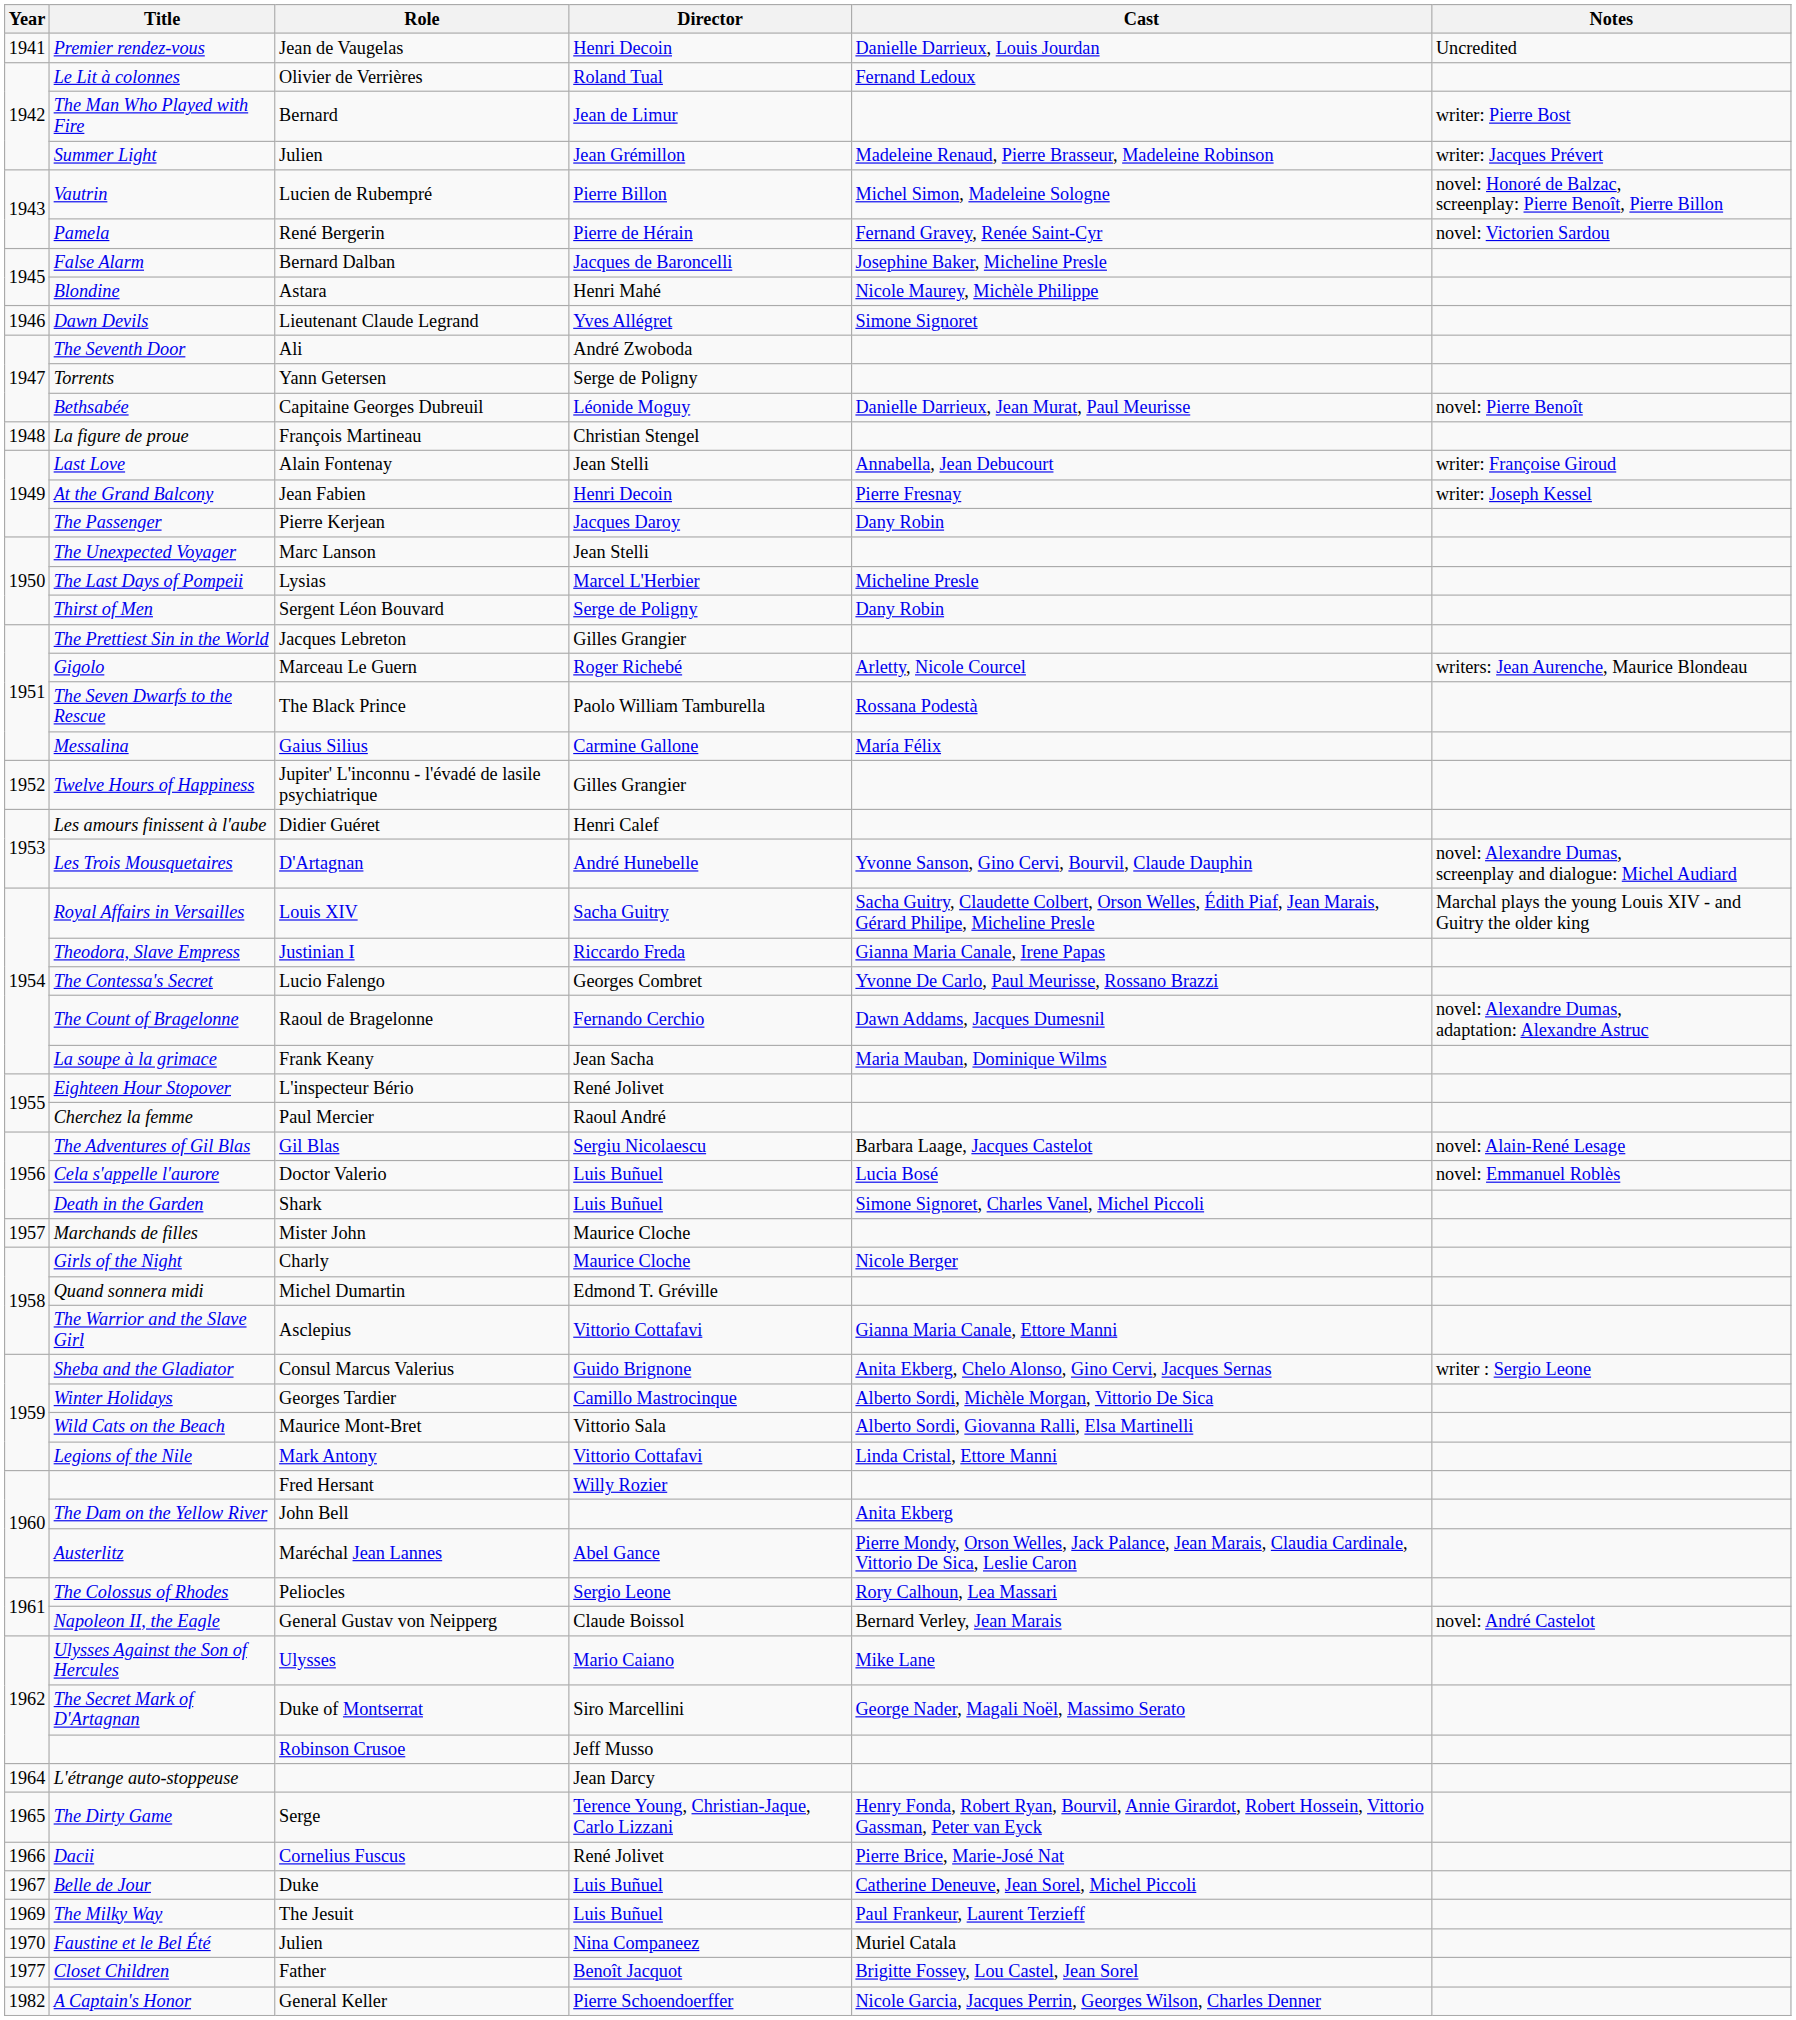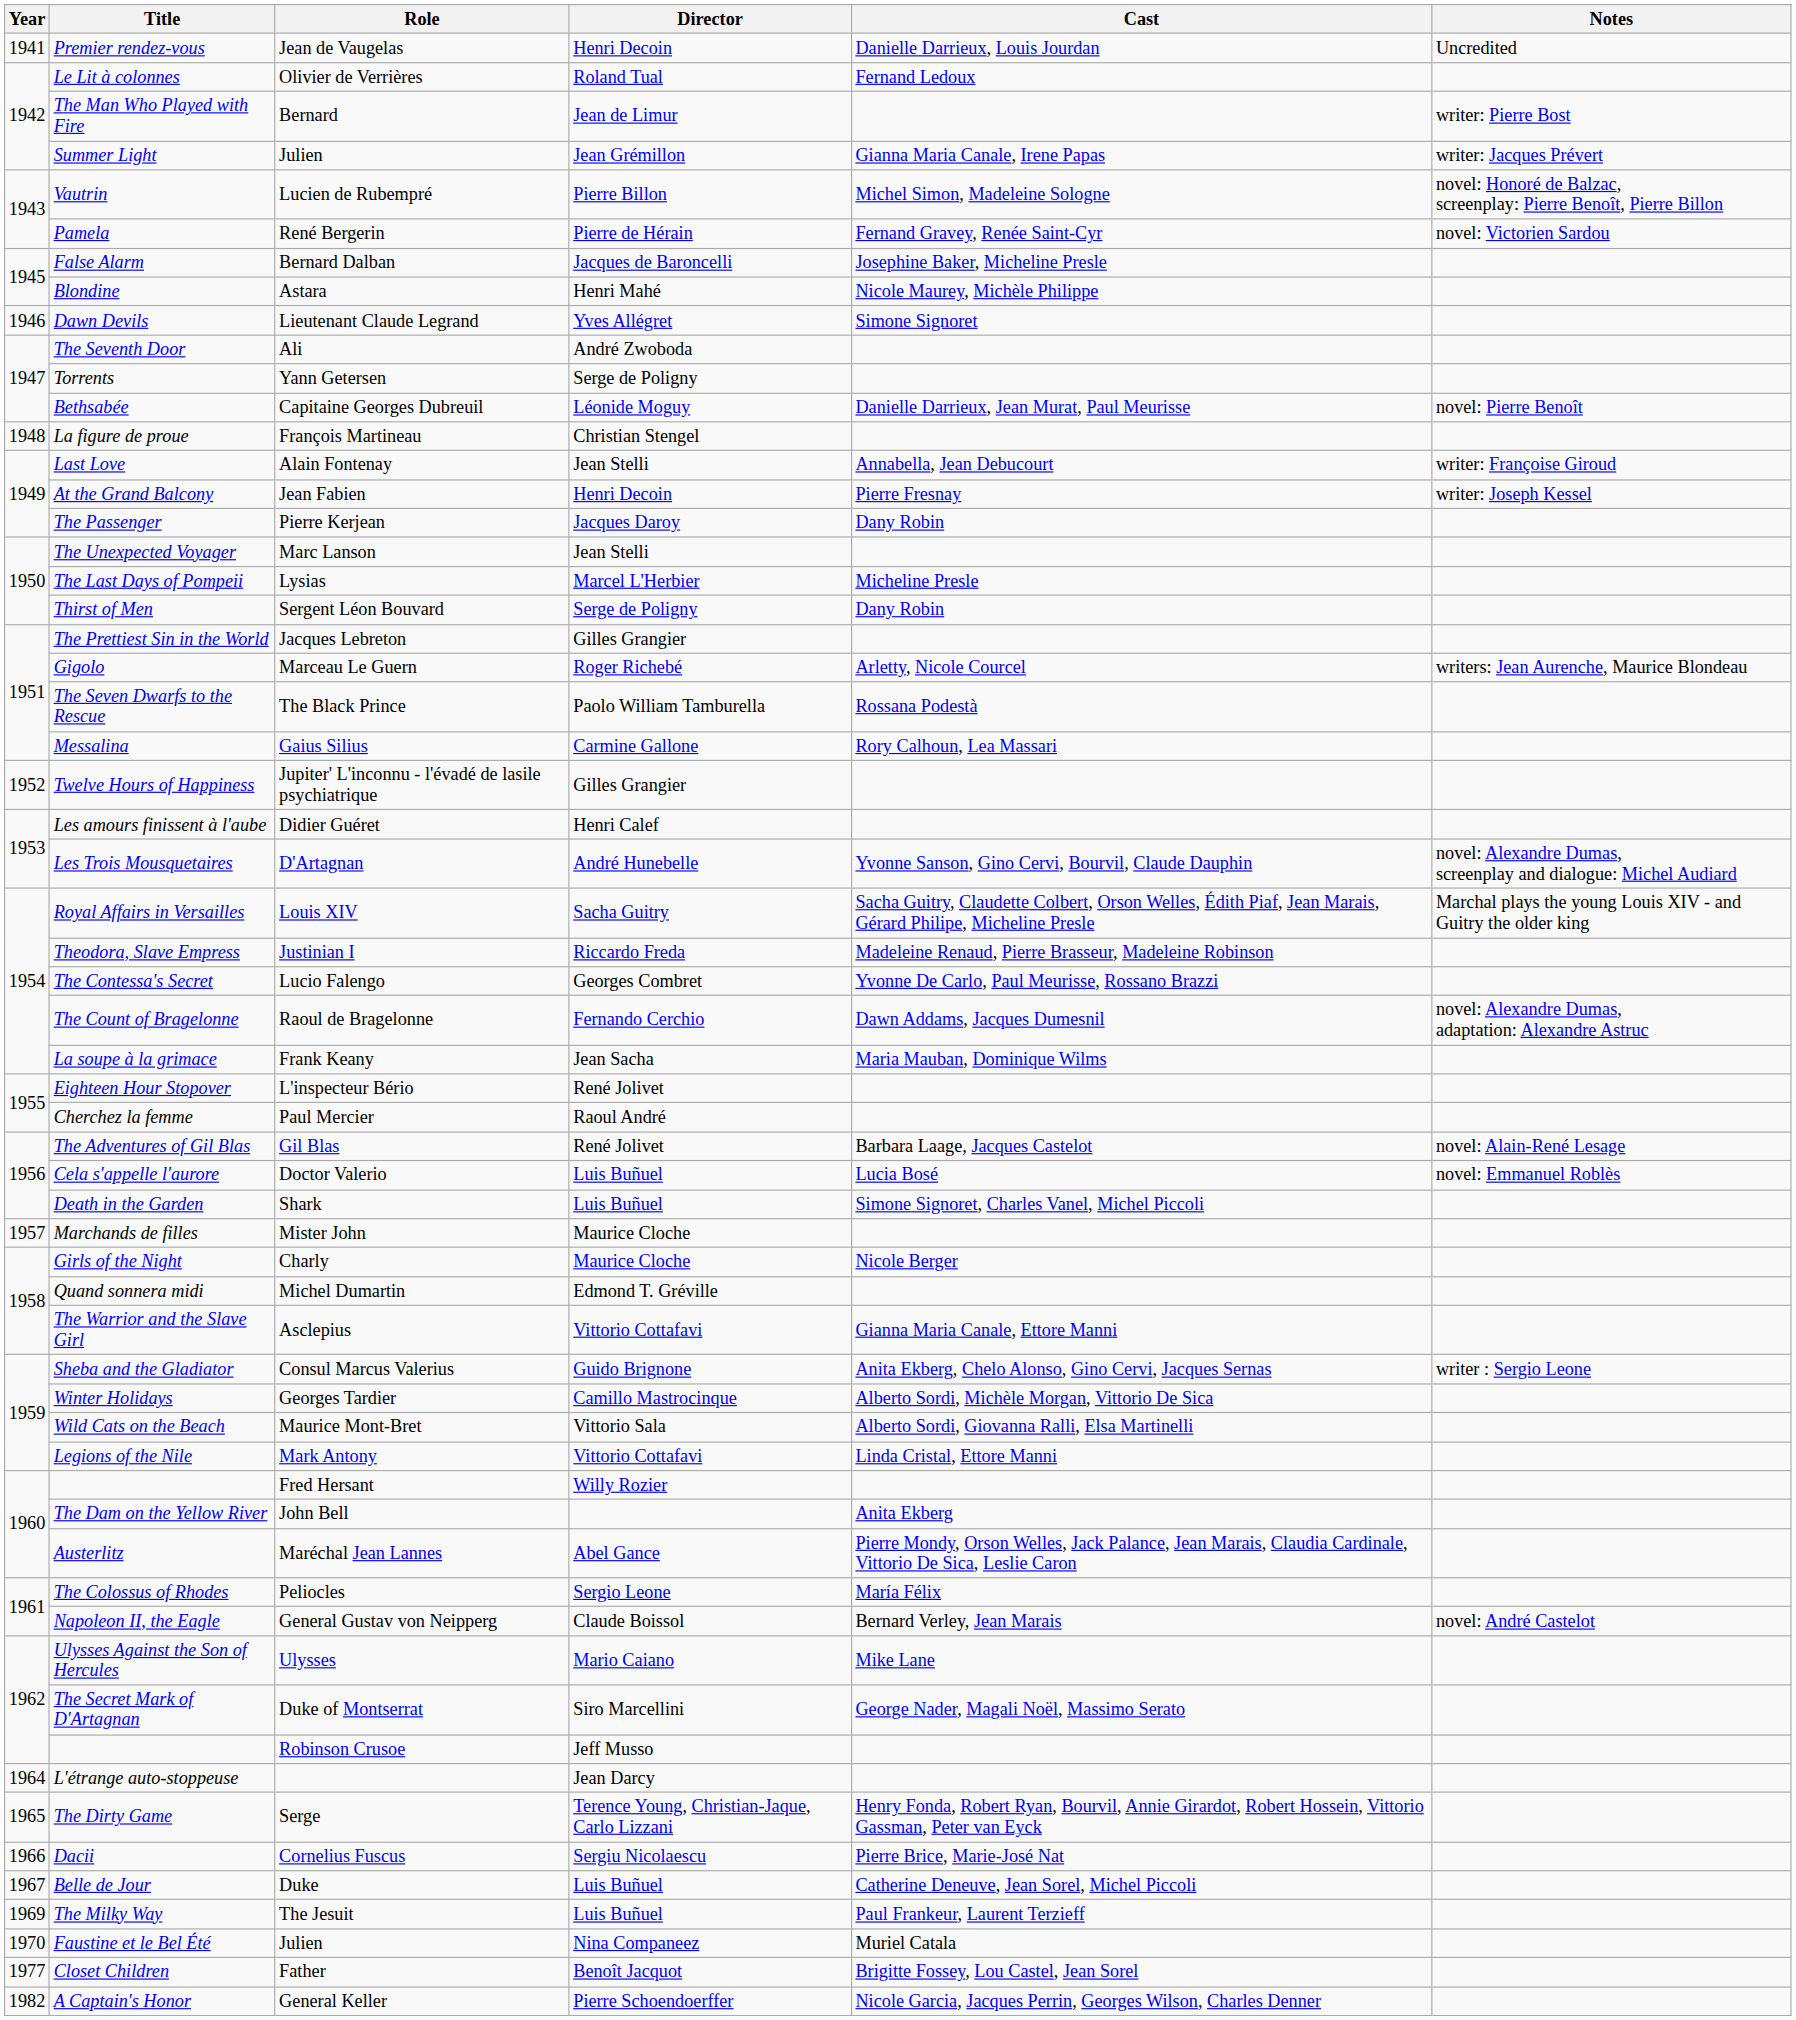(1065, 155) Madeleine Renaud, Pierre Brasseur, Madeleine Robinson -> (980, 155) Gianna Maria Canale, Irene Papas
(898, 745) María Félix -> (956, 745) Rory Calhoun, Lea Massari
(980, 952) Gianna Maria Canale, Irene Papas -> (1065, 952) Madeleine Renaud, Pierre Brasseur, Madeleine Robinson
(640, 1146) Sergiu Nicolaescu -> (619, 1146) René Jolivet
(956, 1592) Rory Calhoun, Lea Massari -> (898, 1592) María Félix
(619, 1856) René Jolivet -> (640, 1856) Sergiu Nicolaescu
